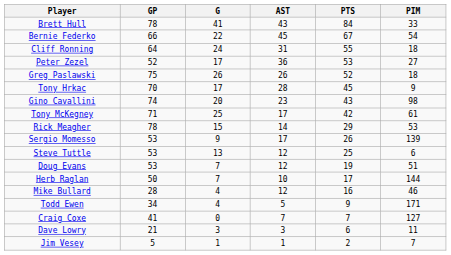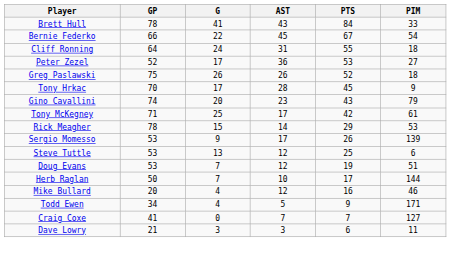(413, 101) 98 -> (413, 101) 79
(153, 192) 28 -> (153, 192) 20
- row: (62, 243)
